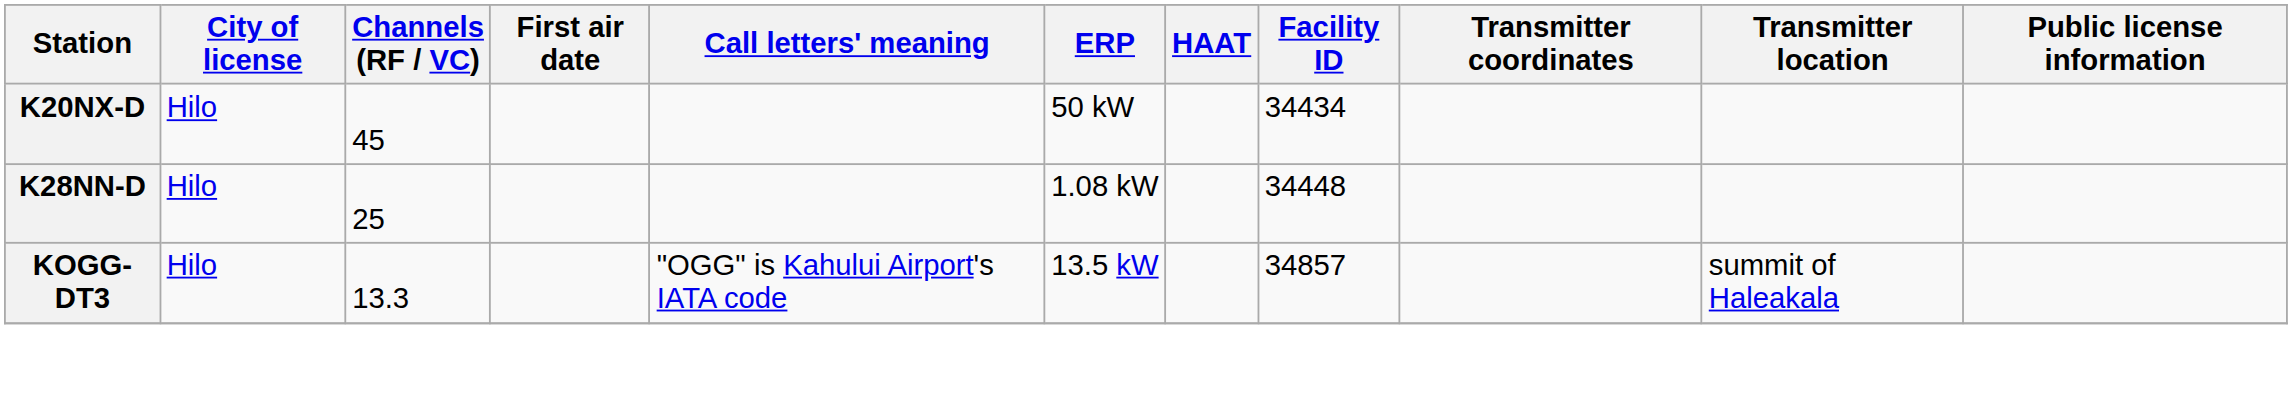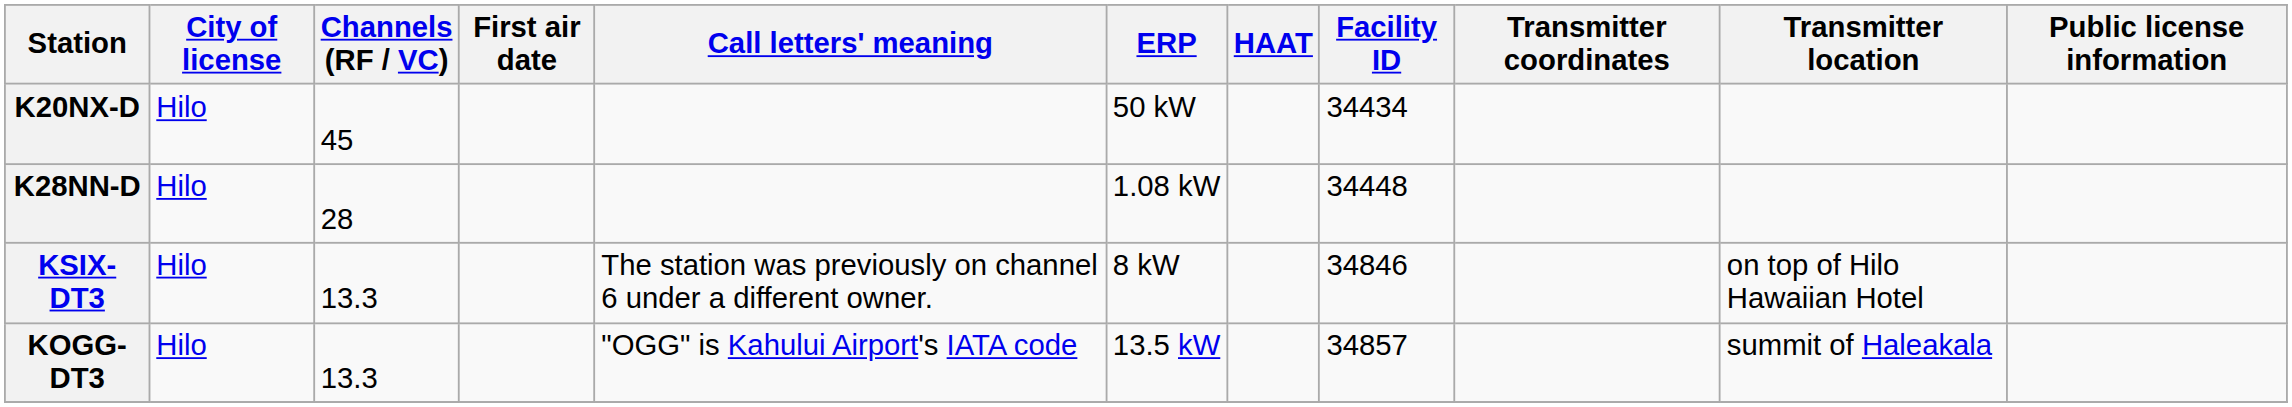(368, 219) 25 -> (337, 219) 28
+ row: (77, 282)
